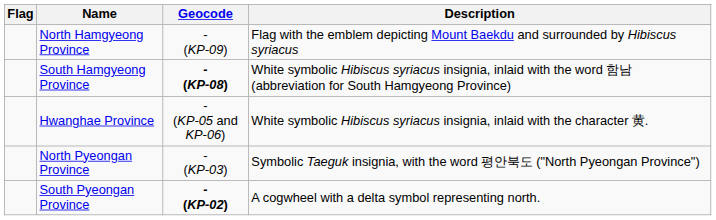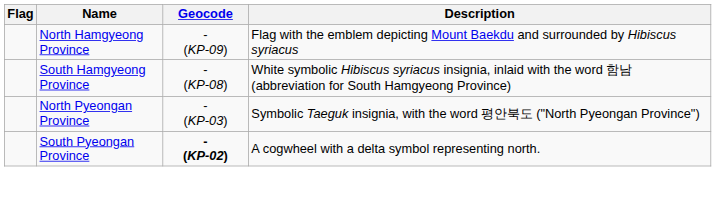(205, 78) bold -> (205, 78) normal
- row: (97, 121)
